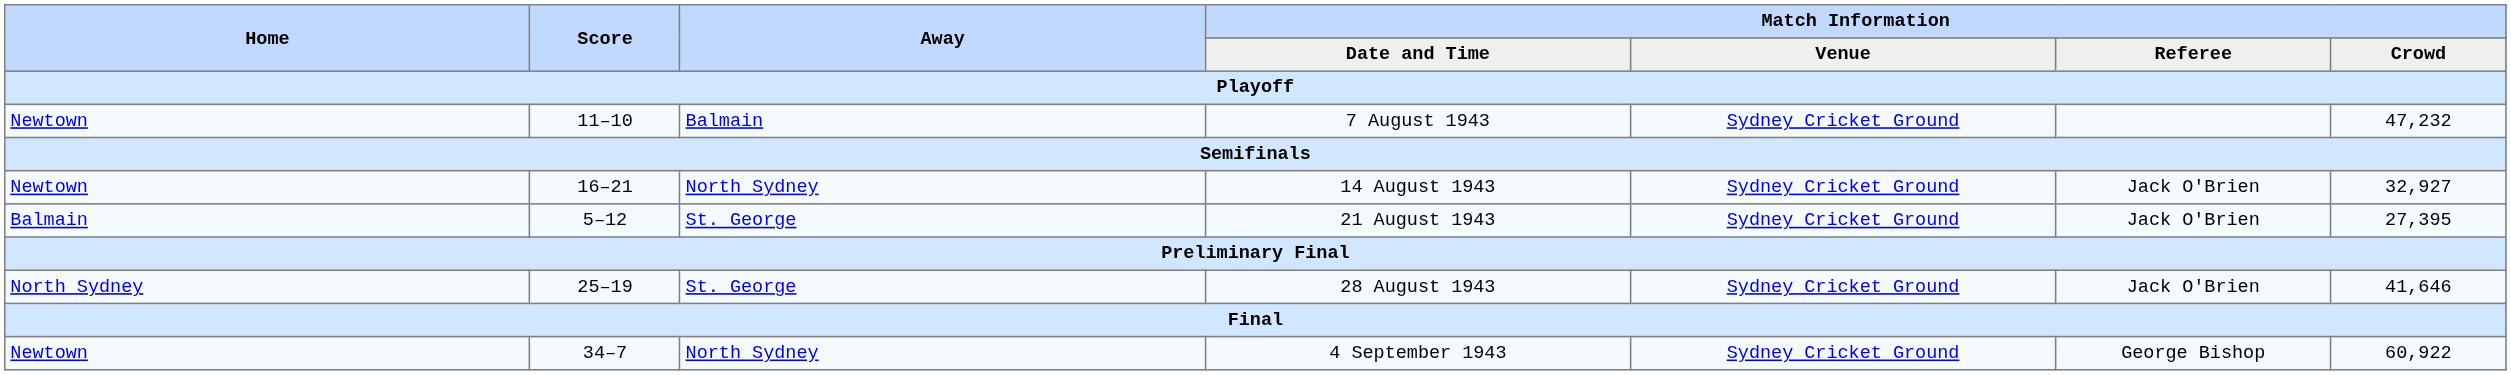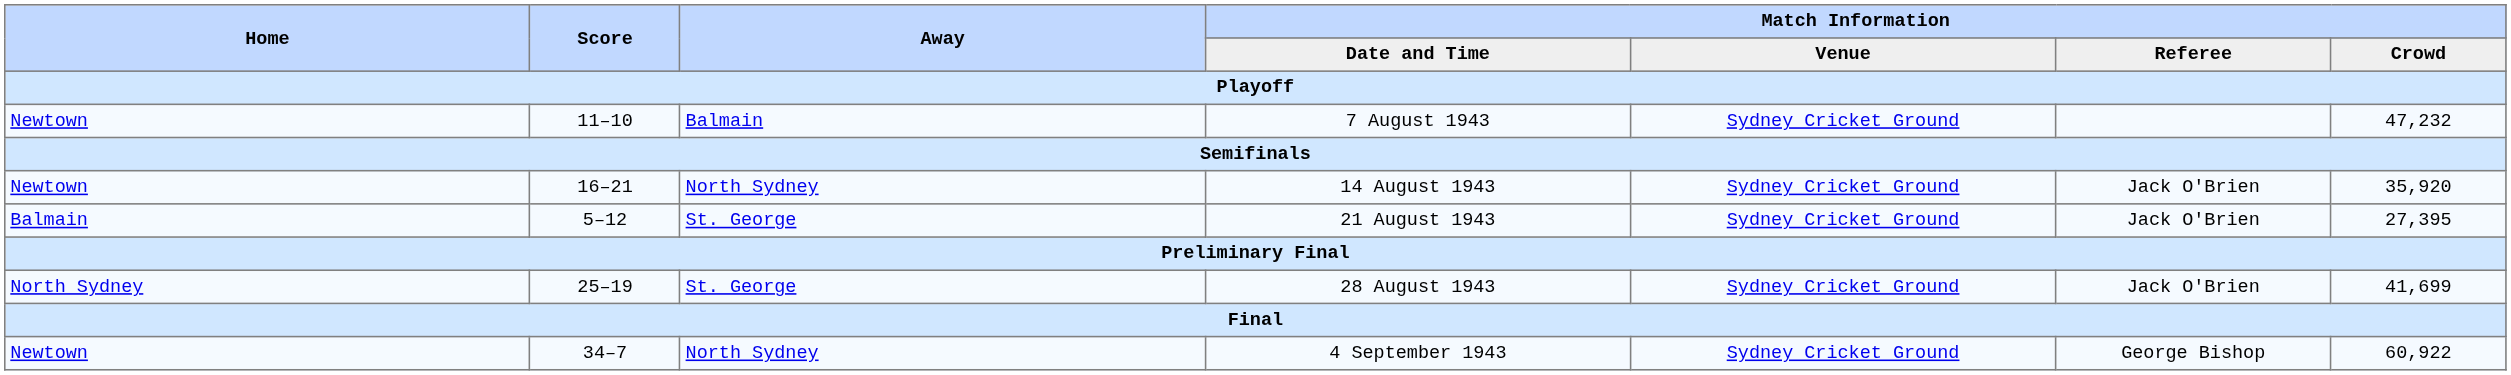(2418, 187) 32,927 -> (2418, 187) 35,920
(2418, 287) 41,646 -> (2418, 287) 41,699
